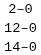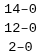rows swapped: (21, 9) <-> (21, 47)
